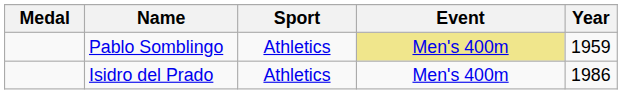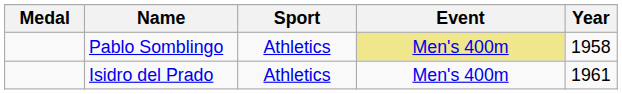(591, 46) 1959 -> (591, 46) 1958
(591, 74) 1986 -> (591, 74) 1961
